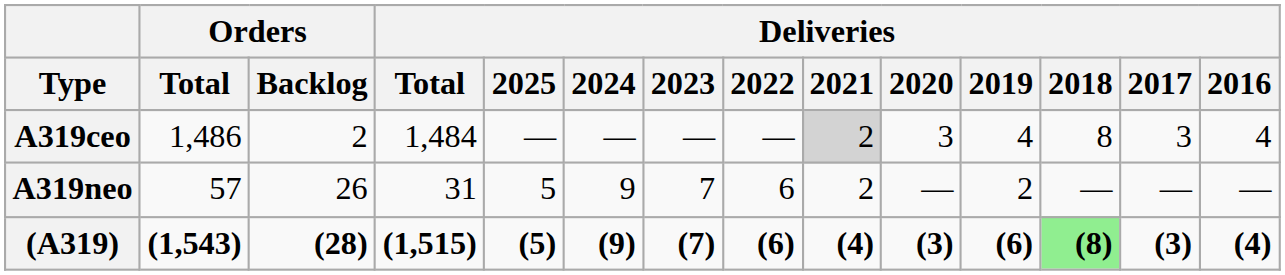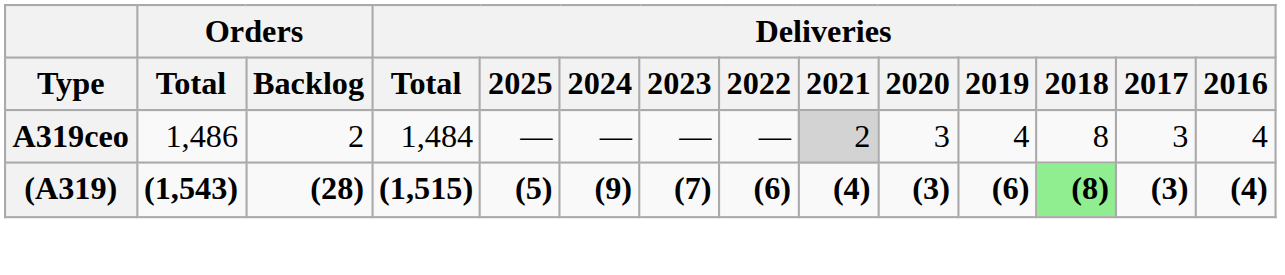- row: (73, 189)
